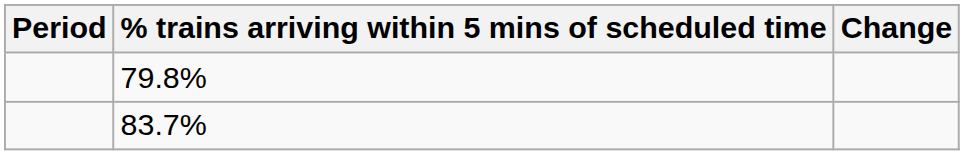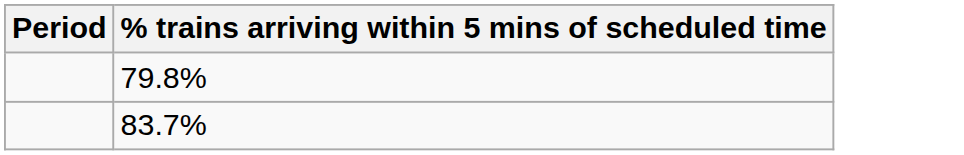- column: (896, 28)
